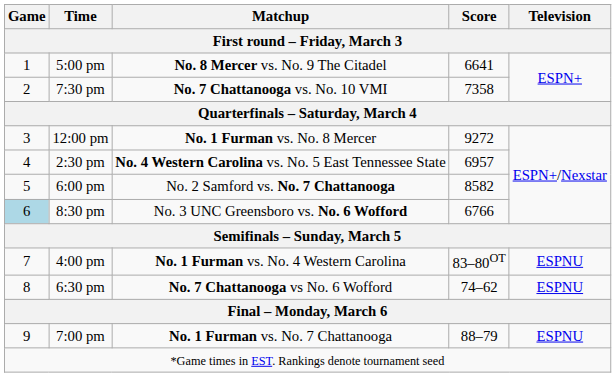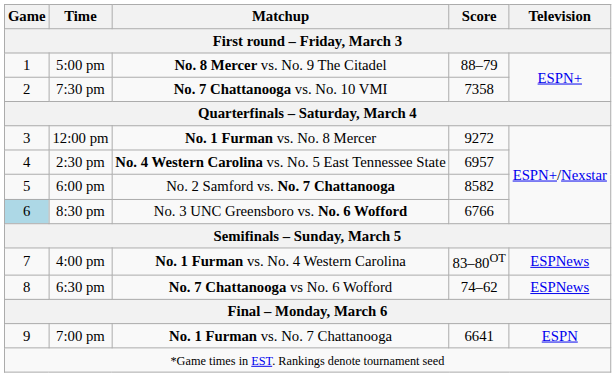(479, 65) 6641 -> (479, 65) 88–79
(560, 261) ESPNU -> (560, 261) ESPNews
(560, 287) ESPNU -> (560, 287) ESPNews
(479, 335) 88–79 -> (479, 335) 6641
(560, 335) ESPNU -> (560, 335) ESPN
